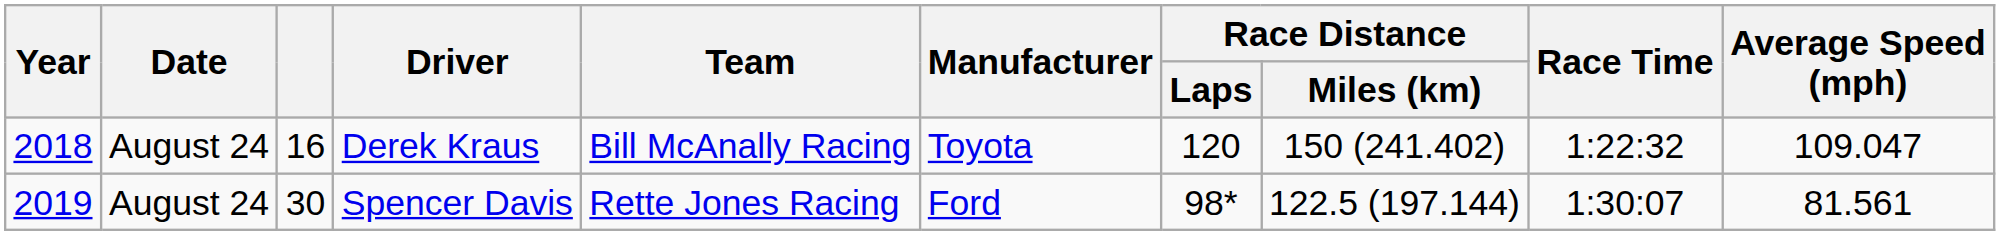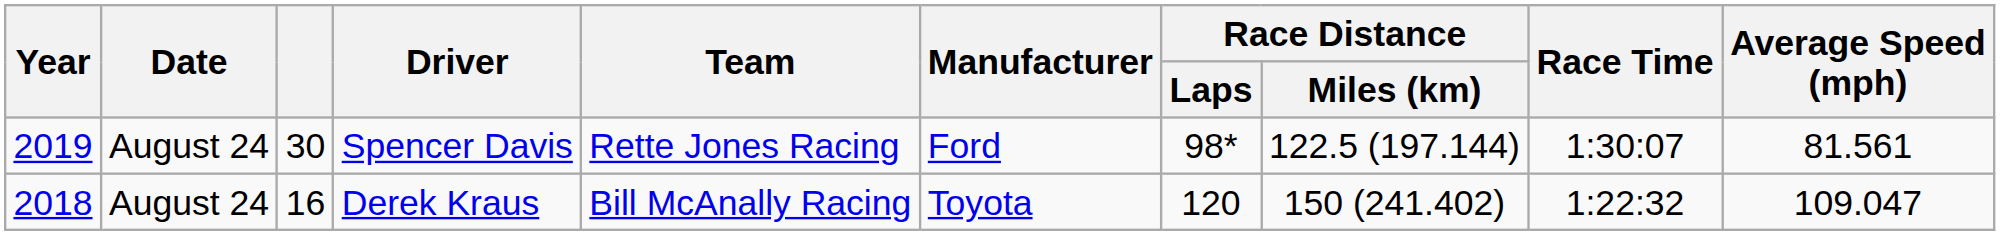rows swapped: (441, 146) <-> (457, 202)
